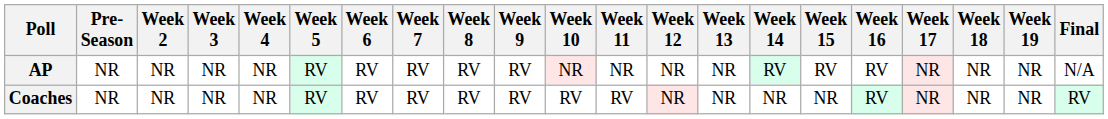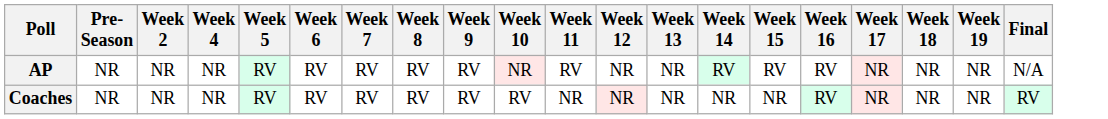- column: (214, 30)
(622, 70) NR -> (571, 70) RV
(622, 99) RV -> (571, 99) NR
